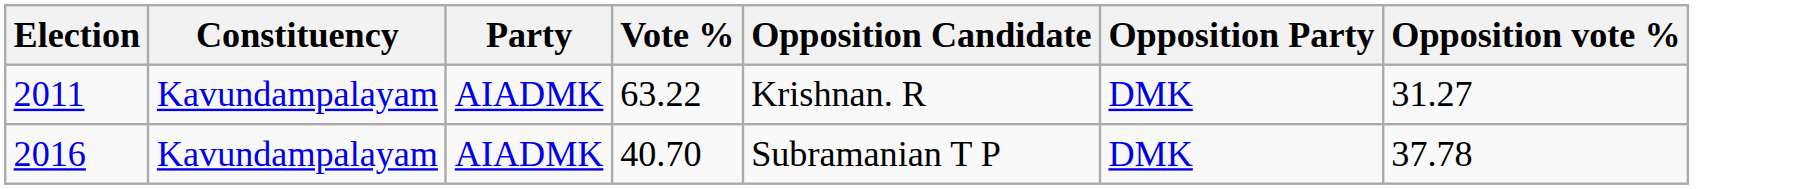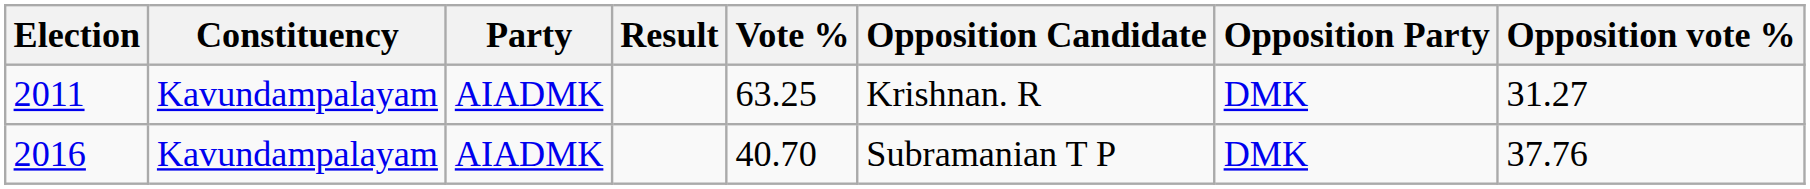+ column: (669, 34)
(661, 94) 63.22 -> (776, 94) 63.25
(1432, 153) 37.78 -> (1547, 153) 37.76
